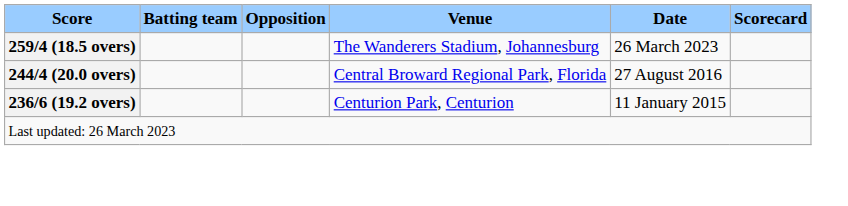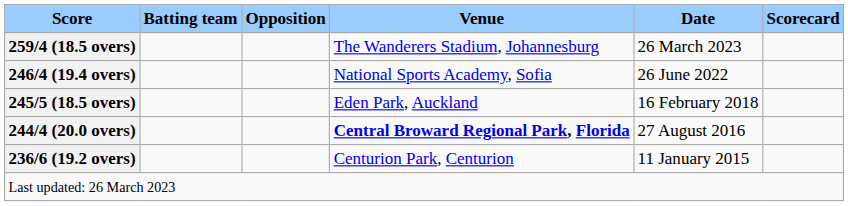+ row: (72, 74)
+ row: (72, 102)
(470, 74) normal -> (482, 131) bold
